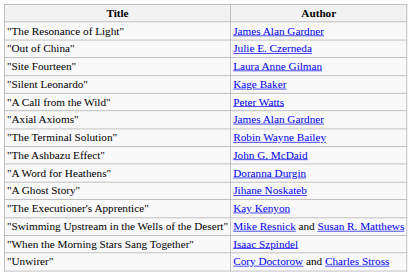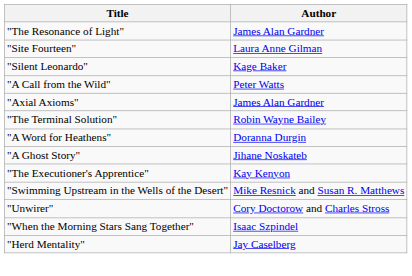- row: (41, 48)
- row: (56, 155)
rows swapped: (30, 262) <-> (100, 244)
+ row: (46, 244)
